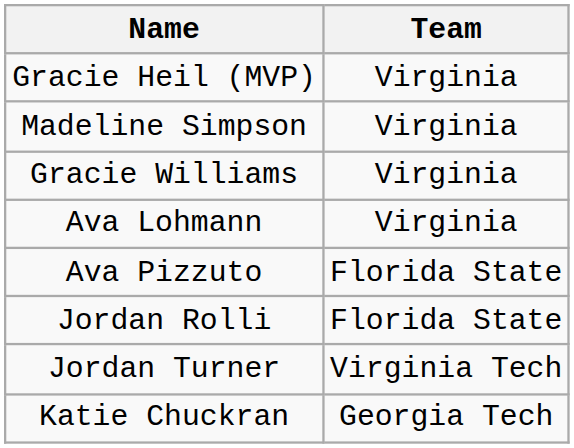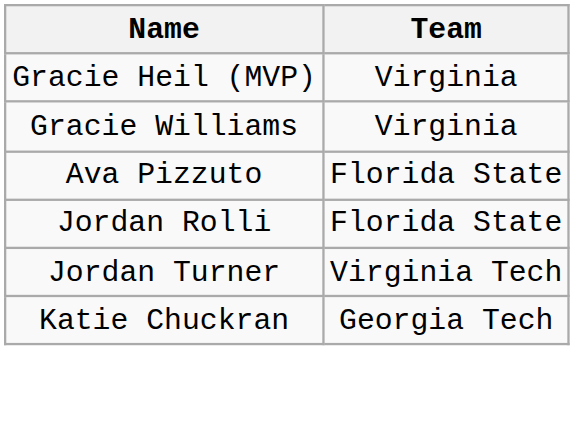- row: (164, 126)
- row: (164, 223)
